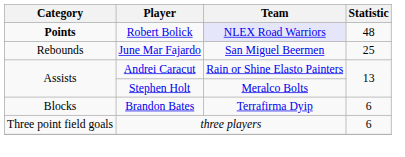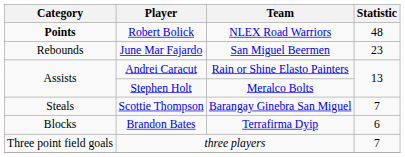(275, 32) lavender background -> (280, 32) no background
(369, 50) 25 -> (377, 50) 23
+ row: (161, 106)
(369, 124) 6 -> (377, 143) 7
